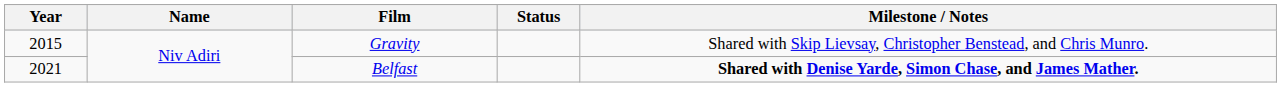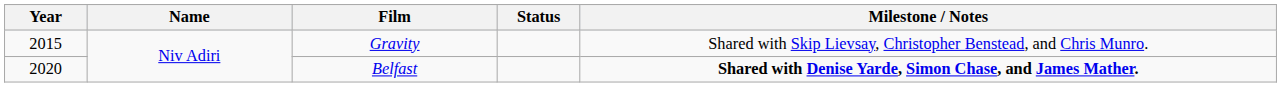(46, 69) 2021 -> (46, 69) 2020
